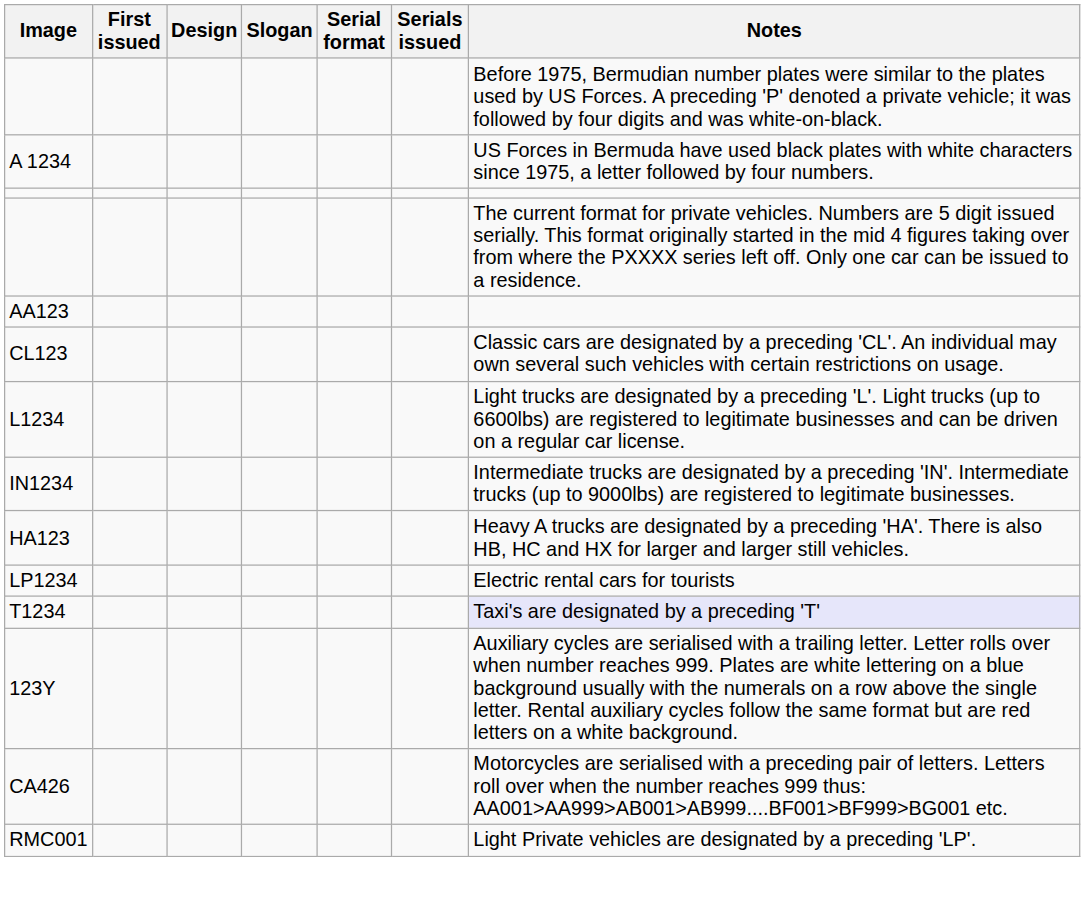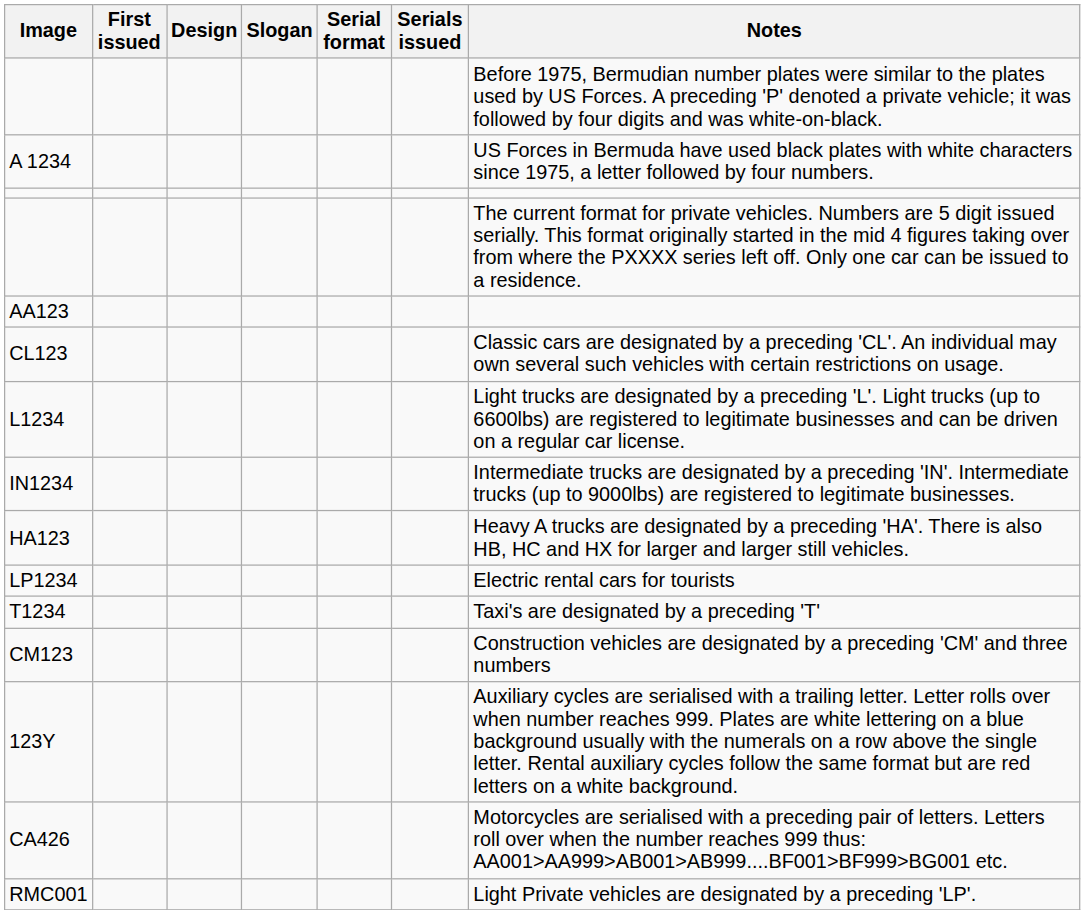(647, 611) lavender background -> (647, 611) no background
+ row: (48, 655)
